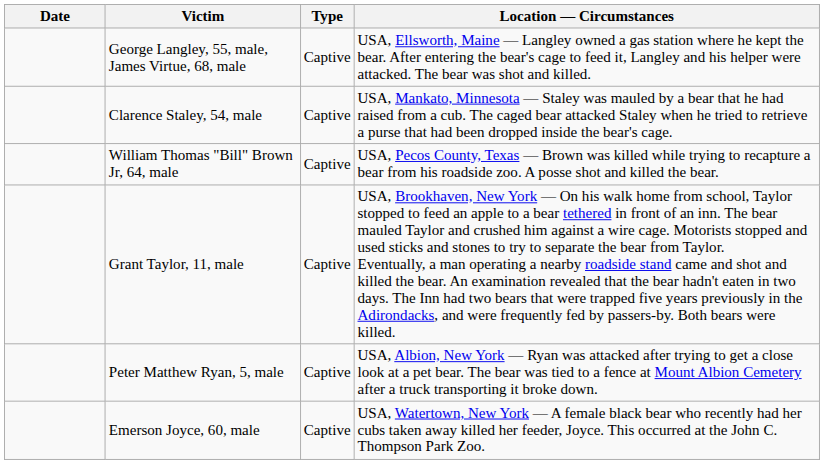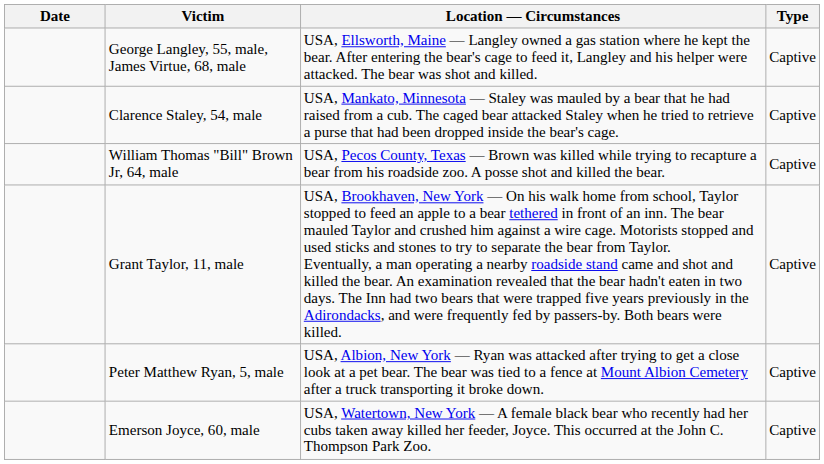columns swapped: (327, 16) <-> (587, 16)
